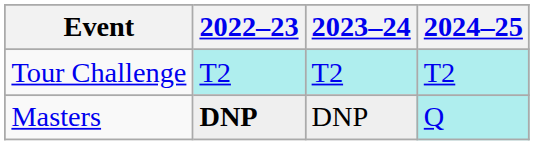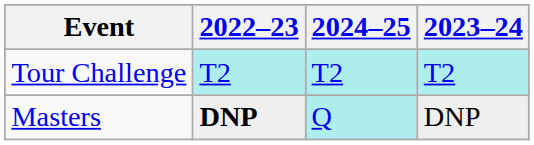columns swapped: (361, 26) <-> (473, 26)
